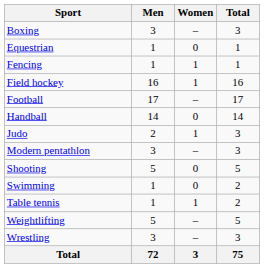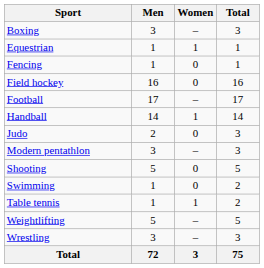(195, 47) 0 -> (195, 47) 1
(195, 64) 1 -> (195, 64) 0
(195, 82) 1 -> (195, 82) 0
(195, 116) 0 -> (195, 116) 1
(195, 133) 1 -> (195, 133) 0
